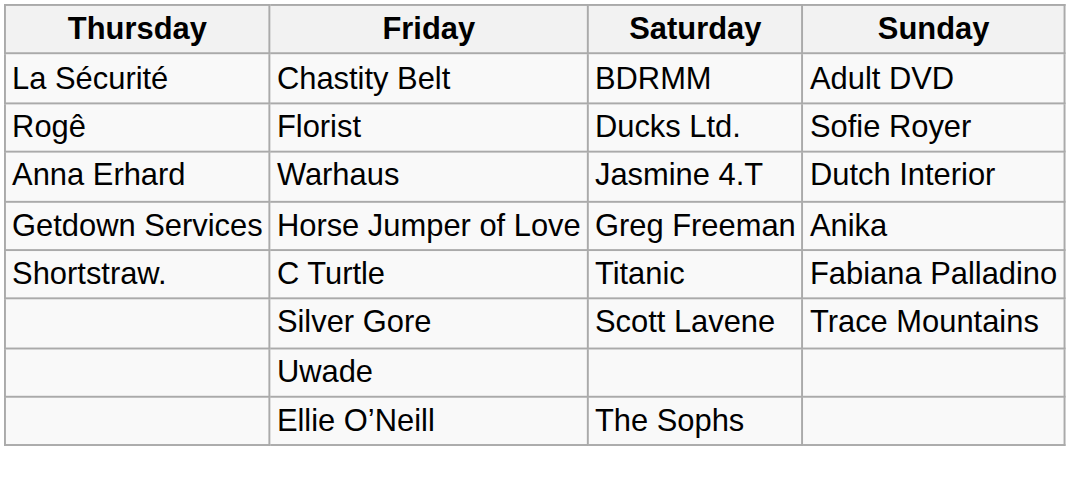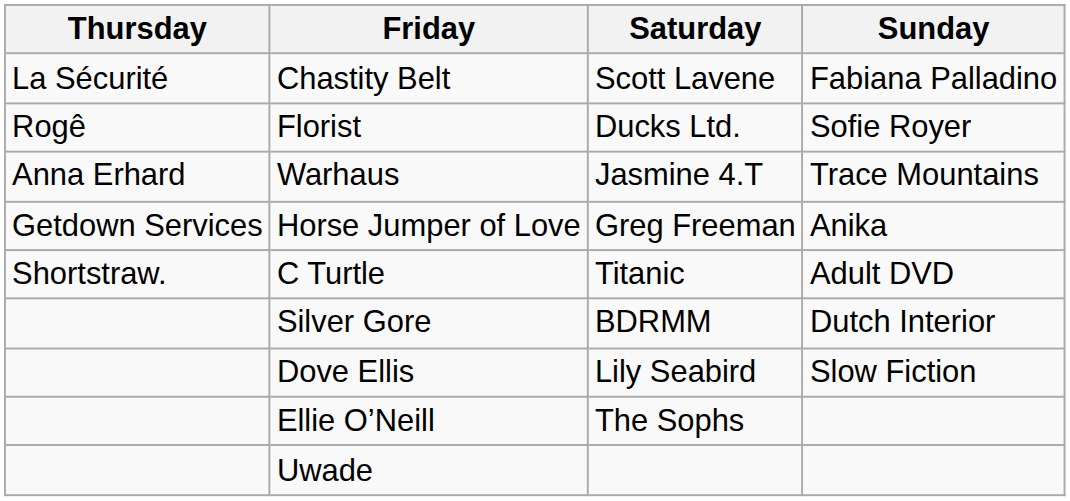(653, 77) BDRMM -> (685, 77) Scott Lavene
(882, 77) Adult DVD -> (934, 77) Fabiana Palladino
(903, 175) Dutch Interior -> (924, 175) Trace Mountains
(934, 273) Fabiana Palladino -> (882, 273) Adult DVD
(685, 322) Scott Lavene -> (653, 322) BDRMM
(924, 322) Trace Mountains -> (903, 322) Dutch Interior
+ row: (346, 371)
rows swapped: (356, 420) <-> (325, 371)
